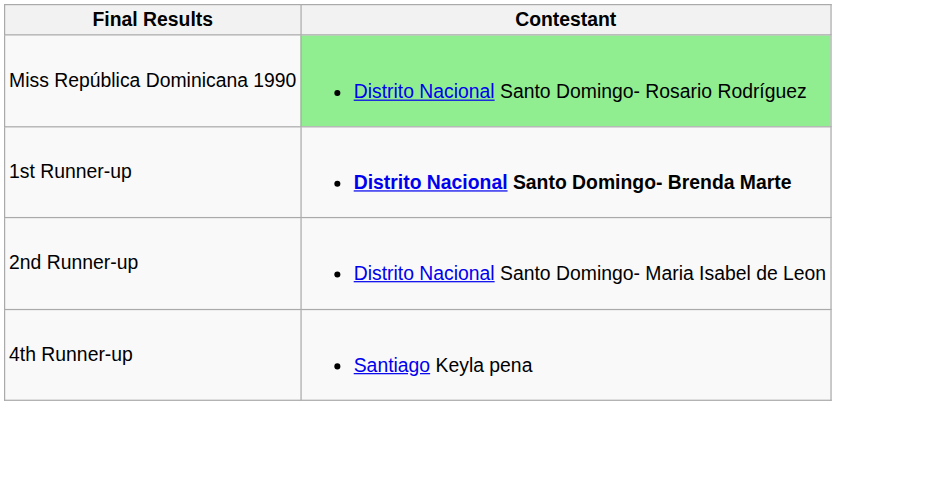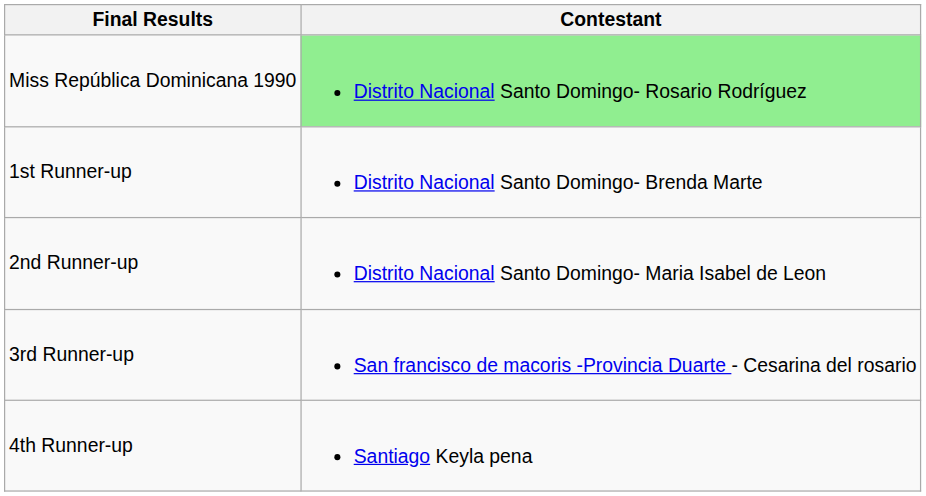(566, 183) bold -> (611, 183) normal
+ row: (71, 354)
